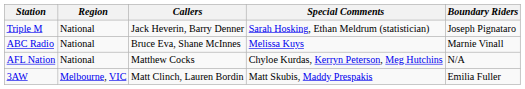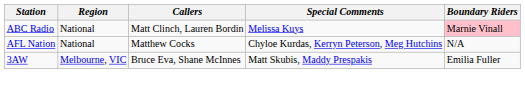- row: (25, 28)
(186, 44) Bruce Eva, Shane McInnes -> (187, 28) Matt Clinch, Lauren Bordin
(475, 44) no background -> (475, 28) pink background
(187, 76) Matt Clinch, Lauren Bordin -> (186, 60) Bruce Eva, Shane McInnes
